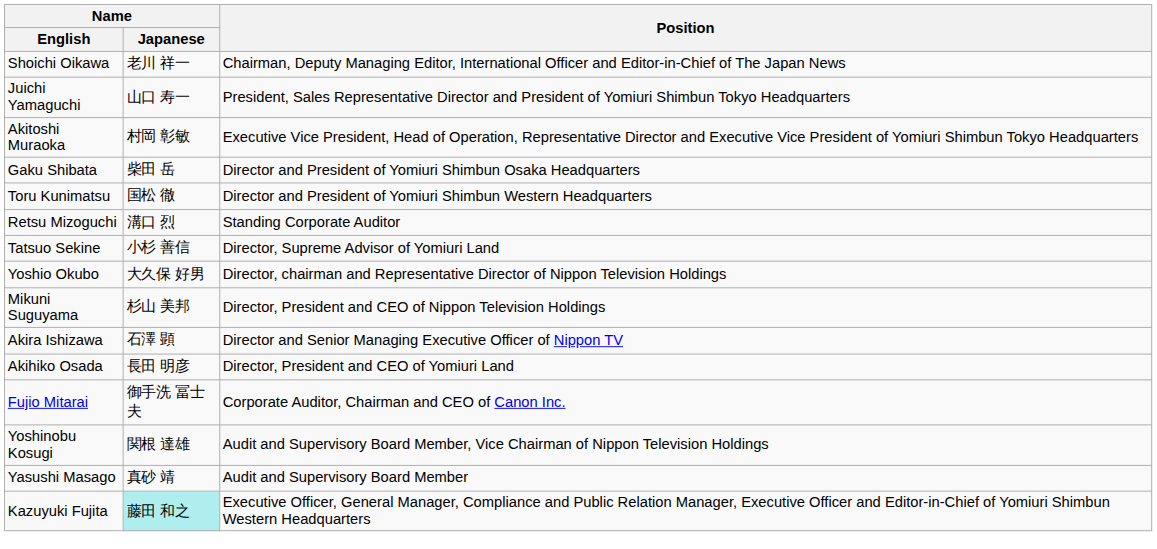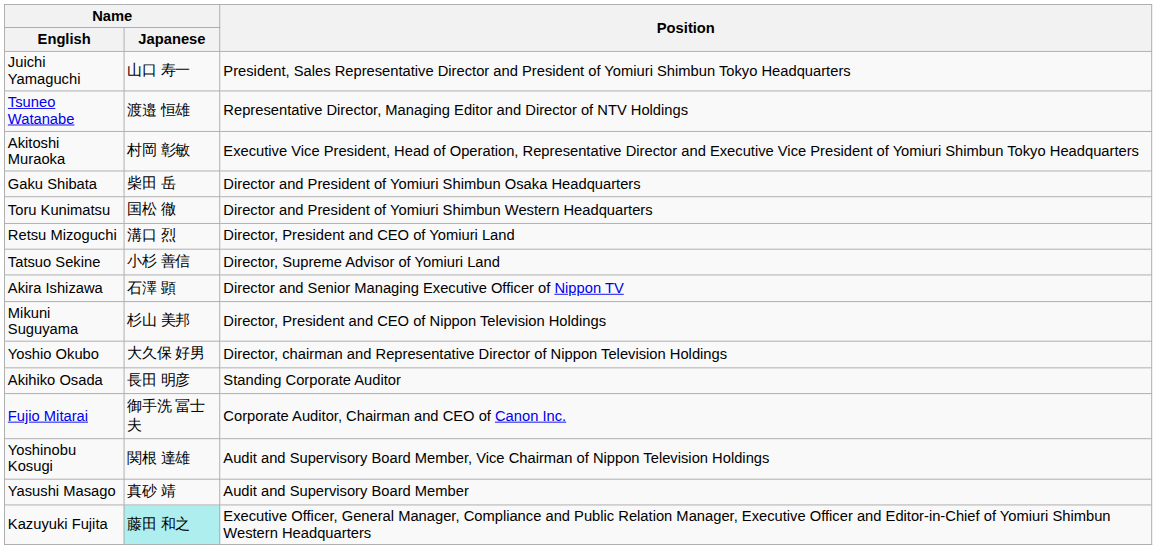- row: (59, 64)
+ row: (41, 111)
(311, 222) Standing Corporate Auditor -> (369, 236) Director, President and CEO of Yomiuri Land
rows swapped: (53, 274) <-> (55, 340)
(368, 366) Director, President and CEO of Yomiuri Land -> (312, 380) Standing Corporate Auditor
